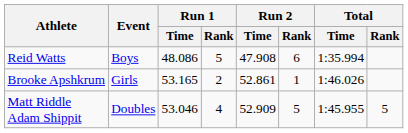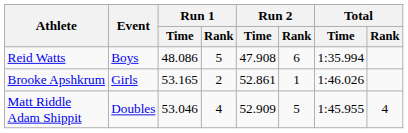(385, 109) 5 -> (385, 109) 4
